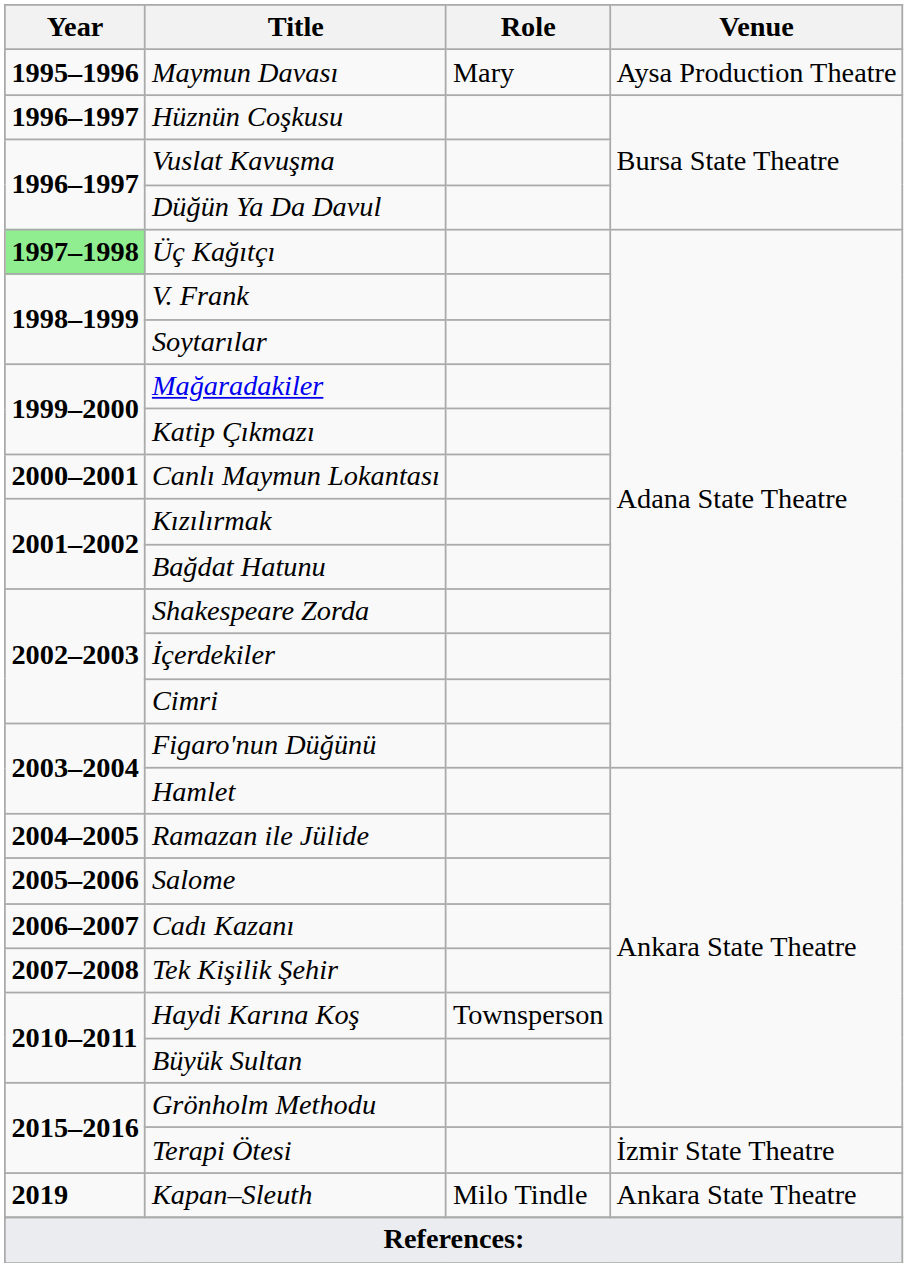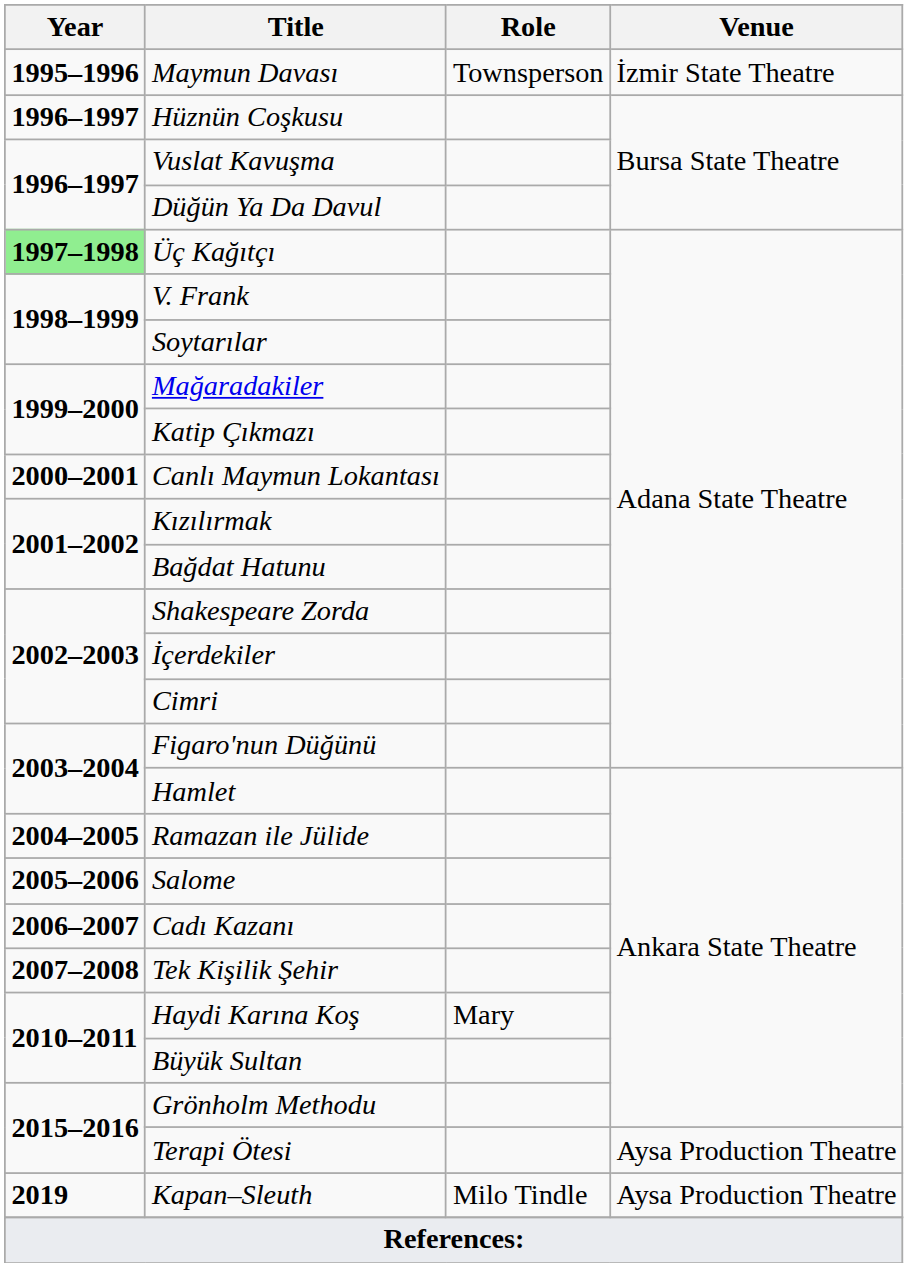(484, 71) Mary -> (528, 71) Townsperson
(757, 71) Aysa Production Theatre -> (726, 71) İzmir State Theatre
(528, 1015) Townsperson -> (484, 1015) Mary
(726, 1149) İzmir State Theatre -> (757, 1149) Aysa Production Theatre
(737, 1194) Ankara State Theatre -> (757, 1194) Aysa Production Theatre
